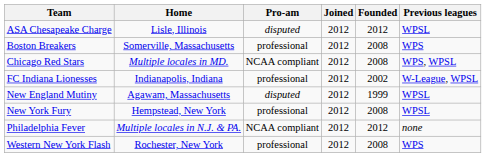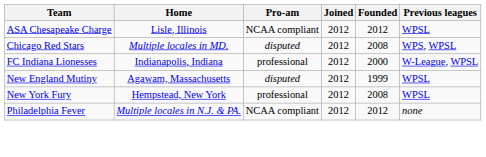(282, 29) disputed -> (282, 29) NCAA compliant
- row: (41, 45)
(282, 62) NCAA compliant -> (282, 45) disputed
(378, 78) 2002 -> (378, 62) 2000
- row: (59, 144)
